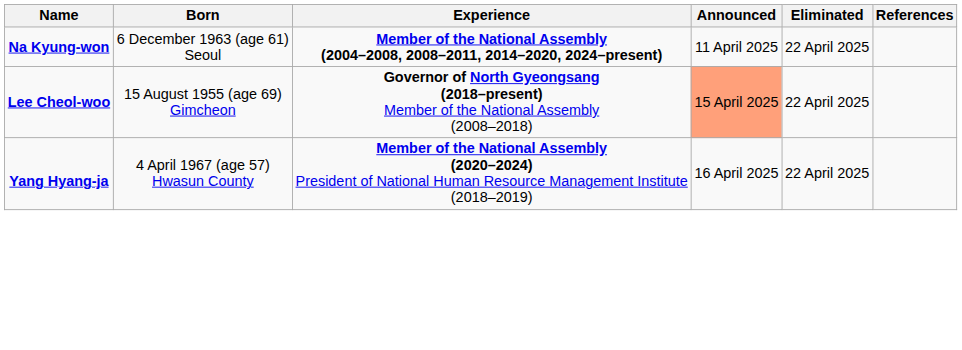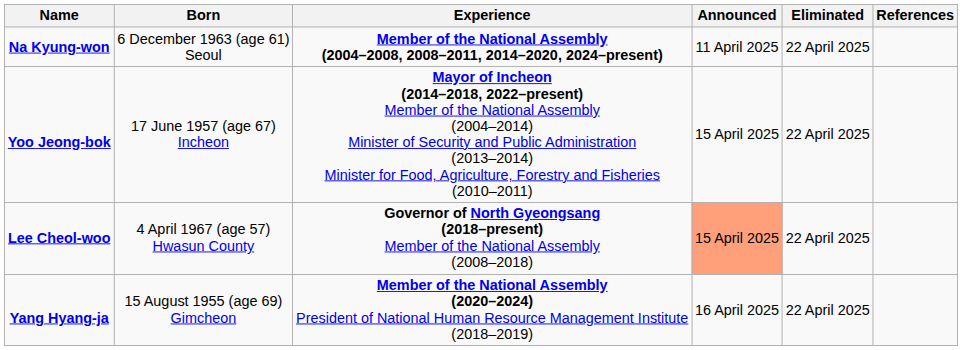+ row: (59, 142)
(203, 102) 15 August 1955 (age 69) Gimcheon -> (203, 238) 4 April 1967 (age 57) Hwasun County
(203, 173) 4 April 1967 (age 57) Hwasun County -> (203, 309) 15 August 1955 (age 69) Gimcheon
